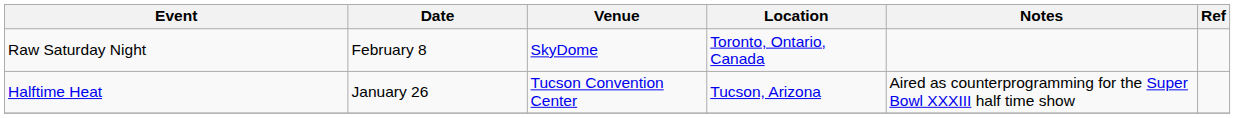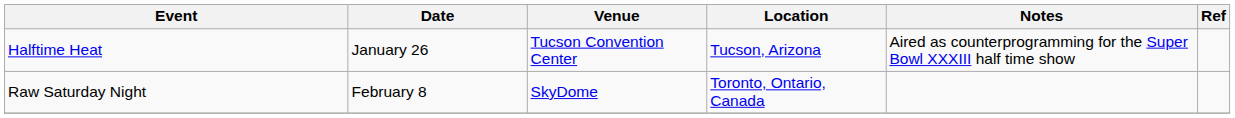rows swapped: (55, 92) <-> (77, 50)
